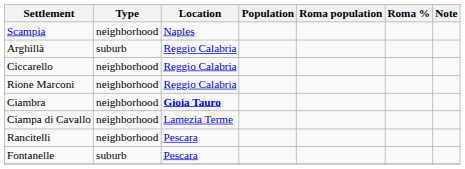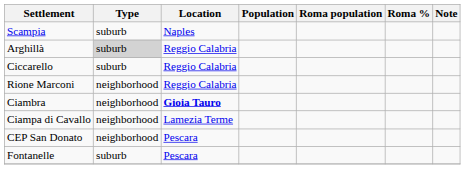(127, 31) neighborhood -> (111, 31) suburb
(111, 48) no background -> (111, 48) lightgrey background
(127, 66) neighborhood -> (111, 66) suburb
- row: (29, 137)
+ row: (45, 137)
